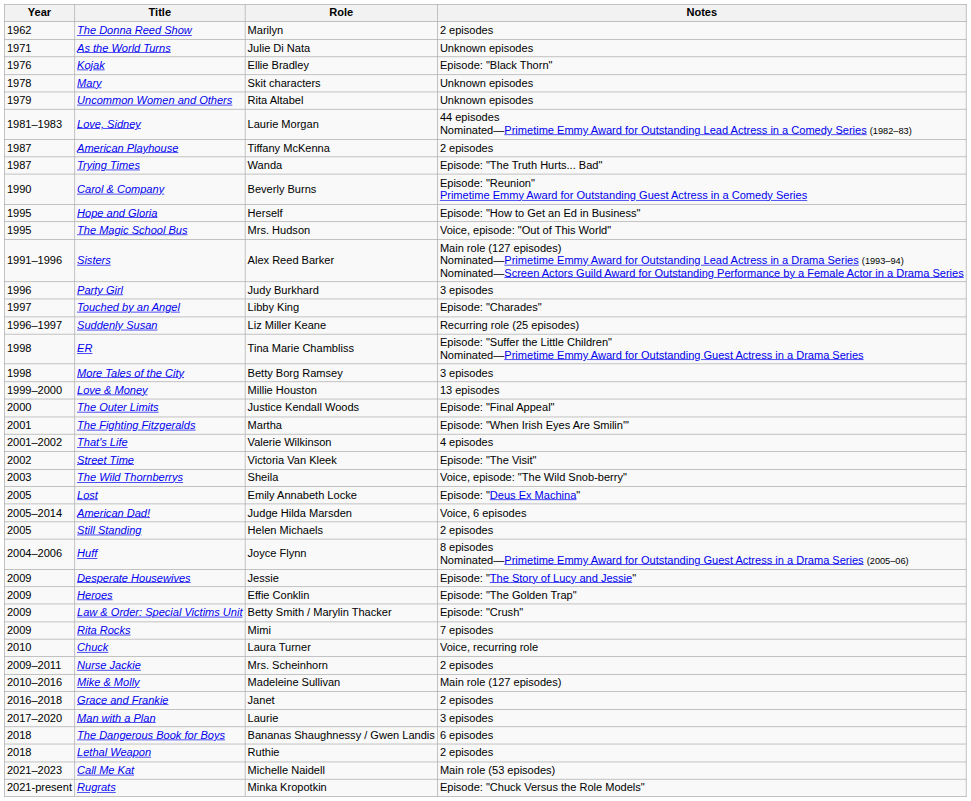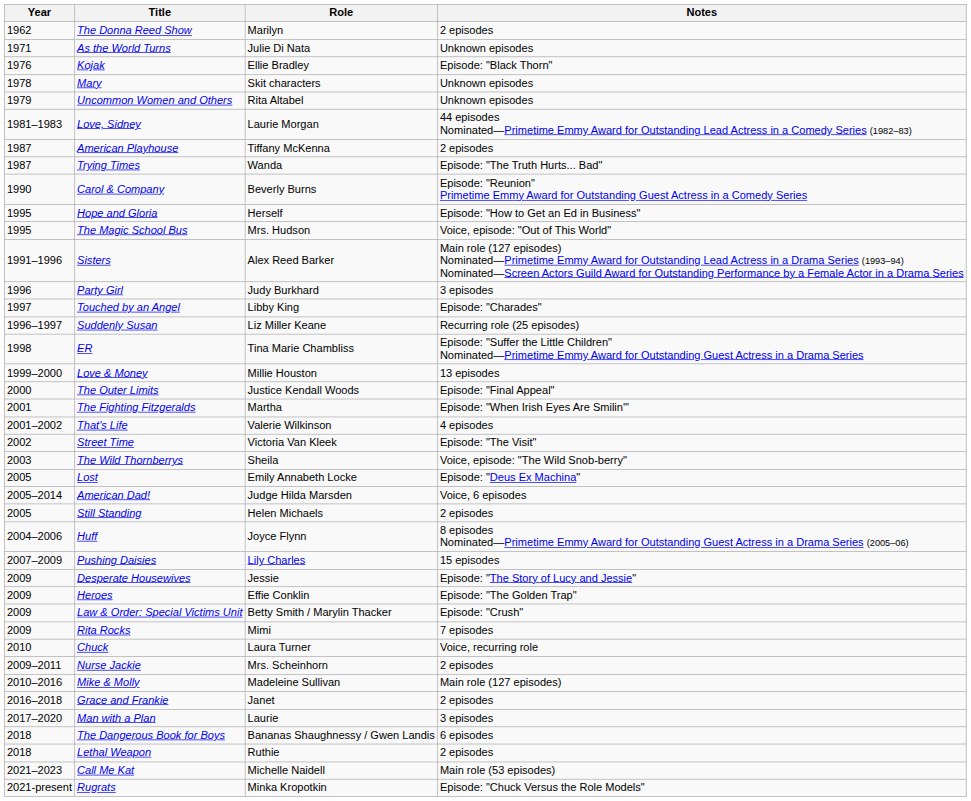- row: (131, 373)
+ row: (117, 560)
